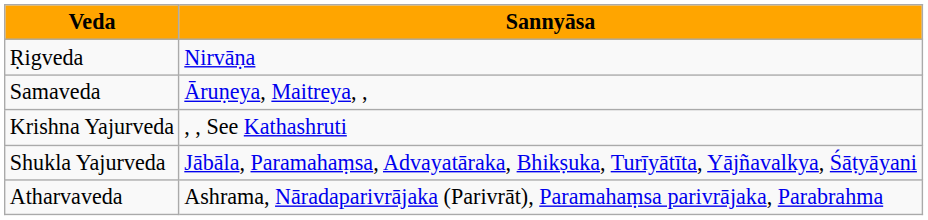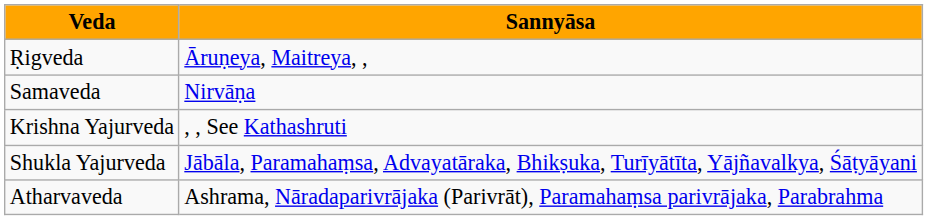(220, 57) Nirvāṇa -> (276, 57) Āruṇeya, Maitreya, ,
(276, 92) Āruṇeya, Maitreya, , -> (220, 92) Nirvāṇa
